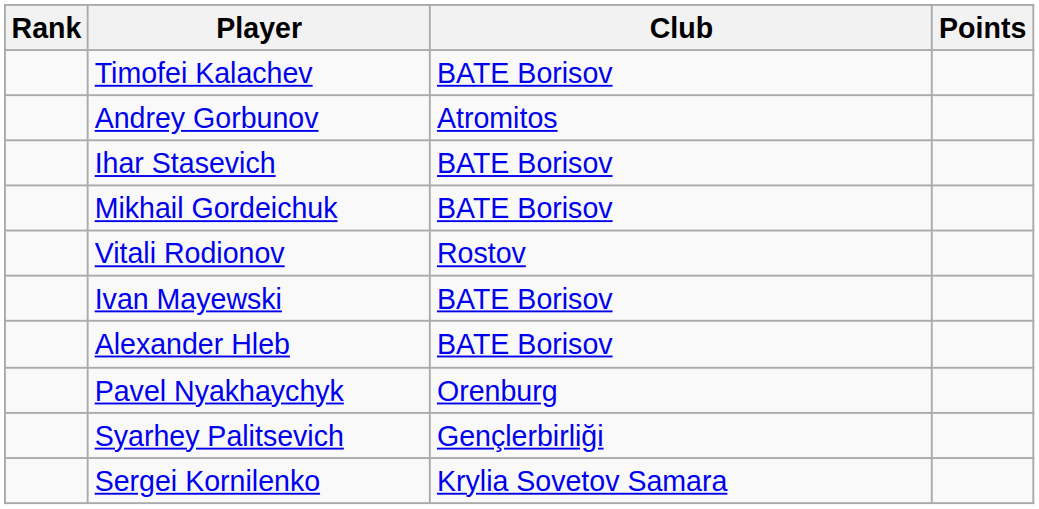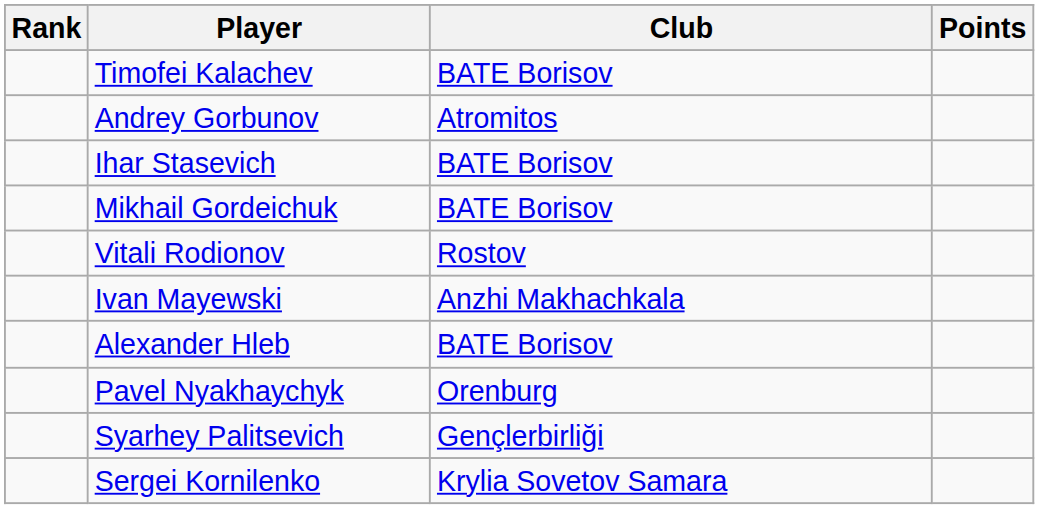(525, 299) BATE Borisov -> (561, 299) Anzhi Makhachkala
